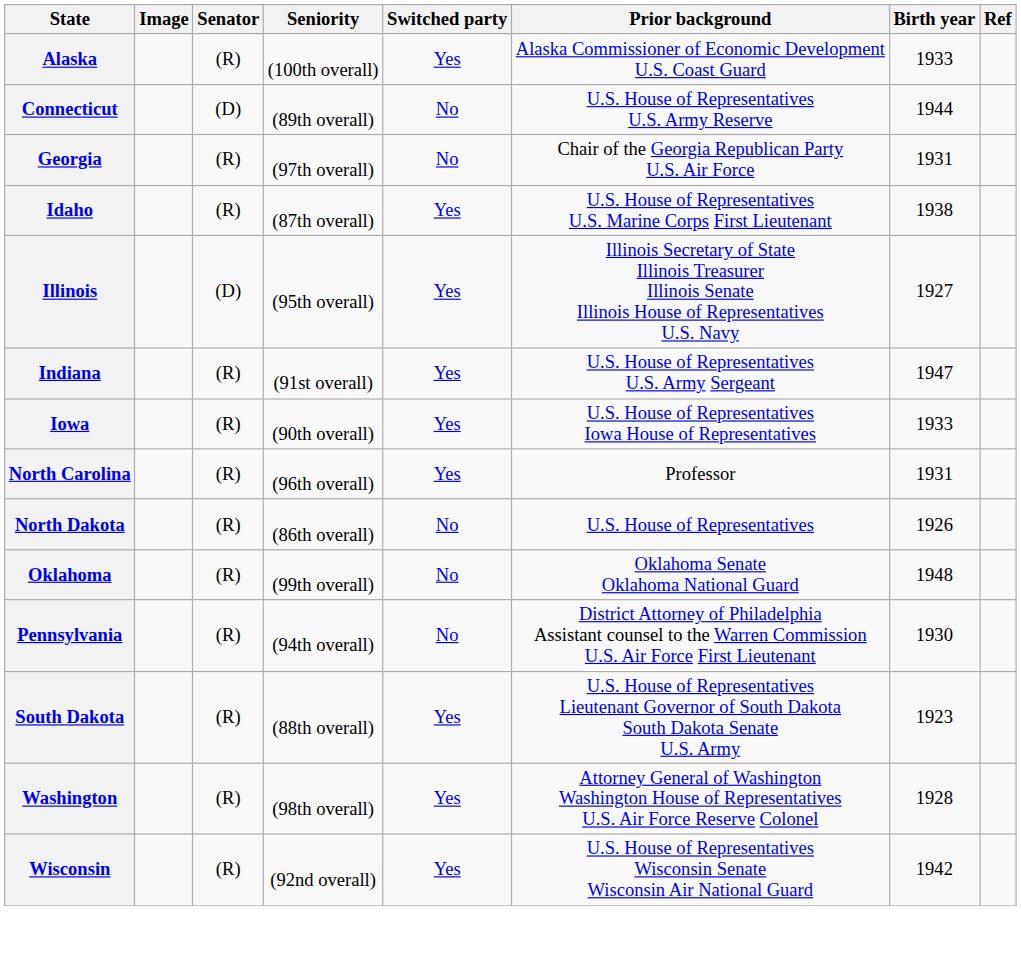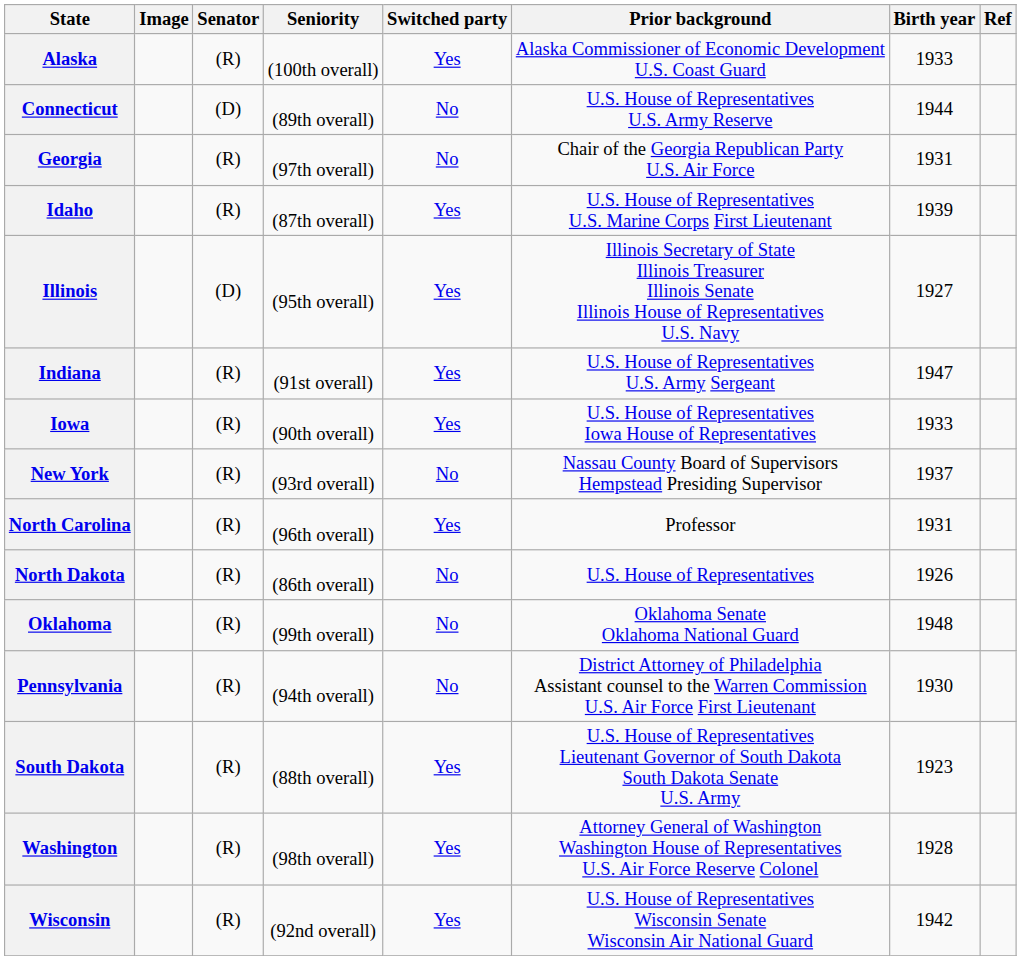(934, 210) 1938 -> (934, 210) 1939
+ row: (70, 473)
